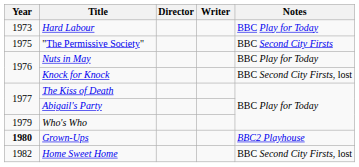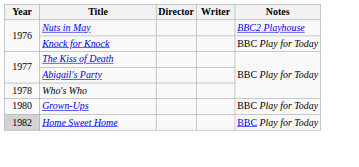- row: (68, 28)
- row: (93, 43)
(278, 59) BBC Play for Today -> (271, 28) BBC2 Playhouse
(295, 75) BBC Second City Firsts, lost -> (278, 43) BBC Play for Today
(22, 122) 1979 -> (22, 91) 1978
(22, 138) bold -> (22, 106) normal
(271, 138) BBC2 Playhouse -> (278, 106) BBC Play for Today
(22, 153) no background -> (22, 122) lightgrey background
(295, 153) BBC Second City Firsts, lost -> (278, 122) BBC Play for Today
